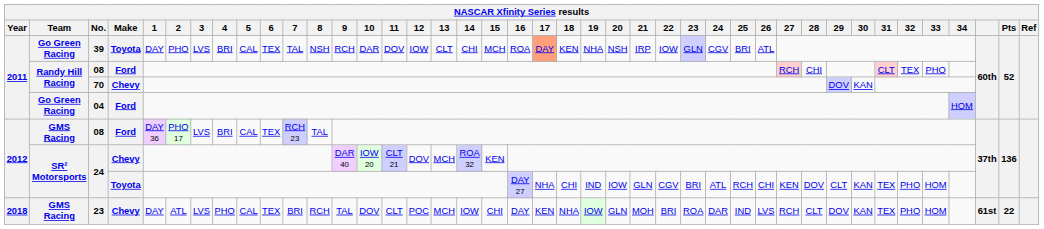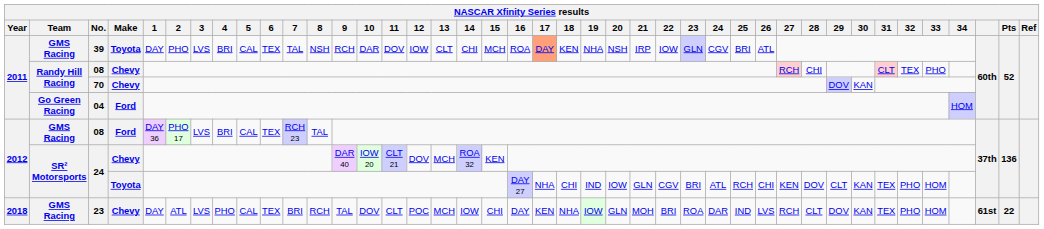(59, 48) Go Green Racing -> (59, 48) GMS Racing
(126, 69) Ford -> (126, 69) Chevy
